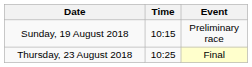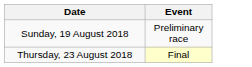- column: (163, 12)
